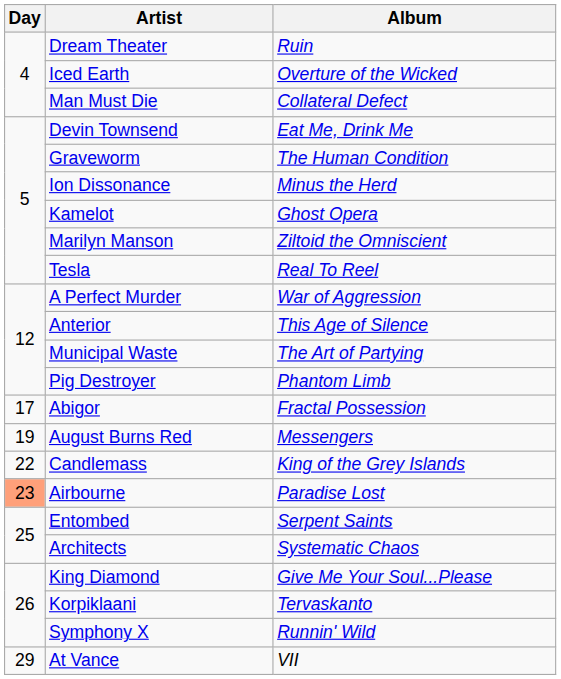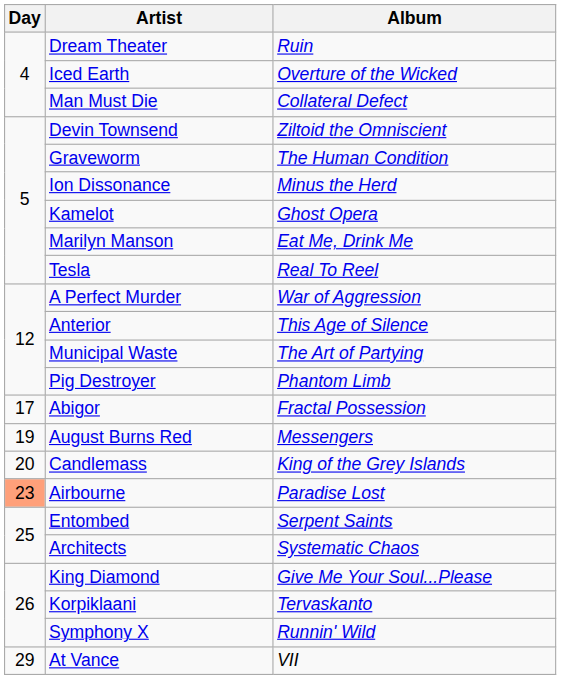(345, 130) Eat Me, Drink Me -> (362, 130) Ziltoid the Omniscient
(362, 241) Ziltoid the Omniscient -> (345, 241) Eat Me, Drink Me
(25, 465) 22 -> (25, 465) 20
